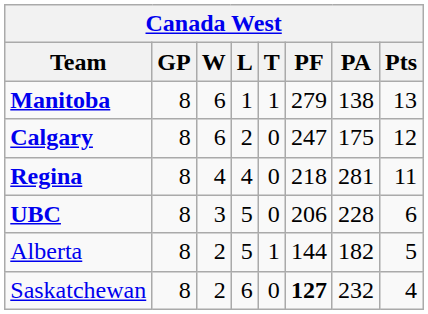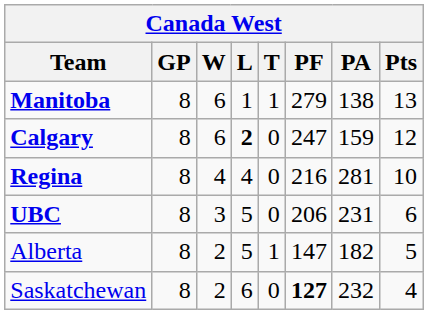(247, 137) normal -> (247, 137) bold
(356, 137) 175 -> (356, 137) 159
(309, 175) 218 -> (309, 175) 216
(405, 175) 11 -> (405, 175) 10
(356, 213) 228 -> (356, 213) 231
(309, 251) 144 -> (309, 251) 147
